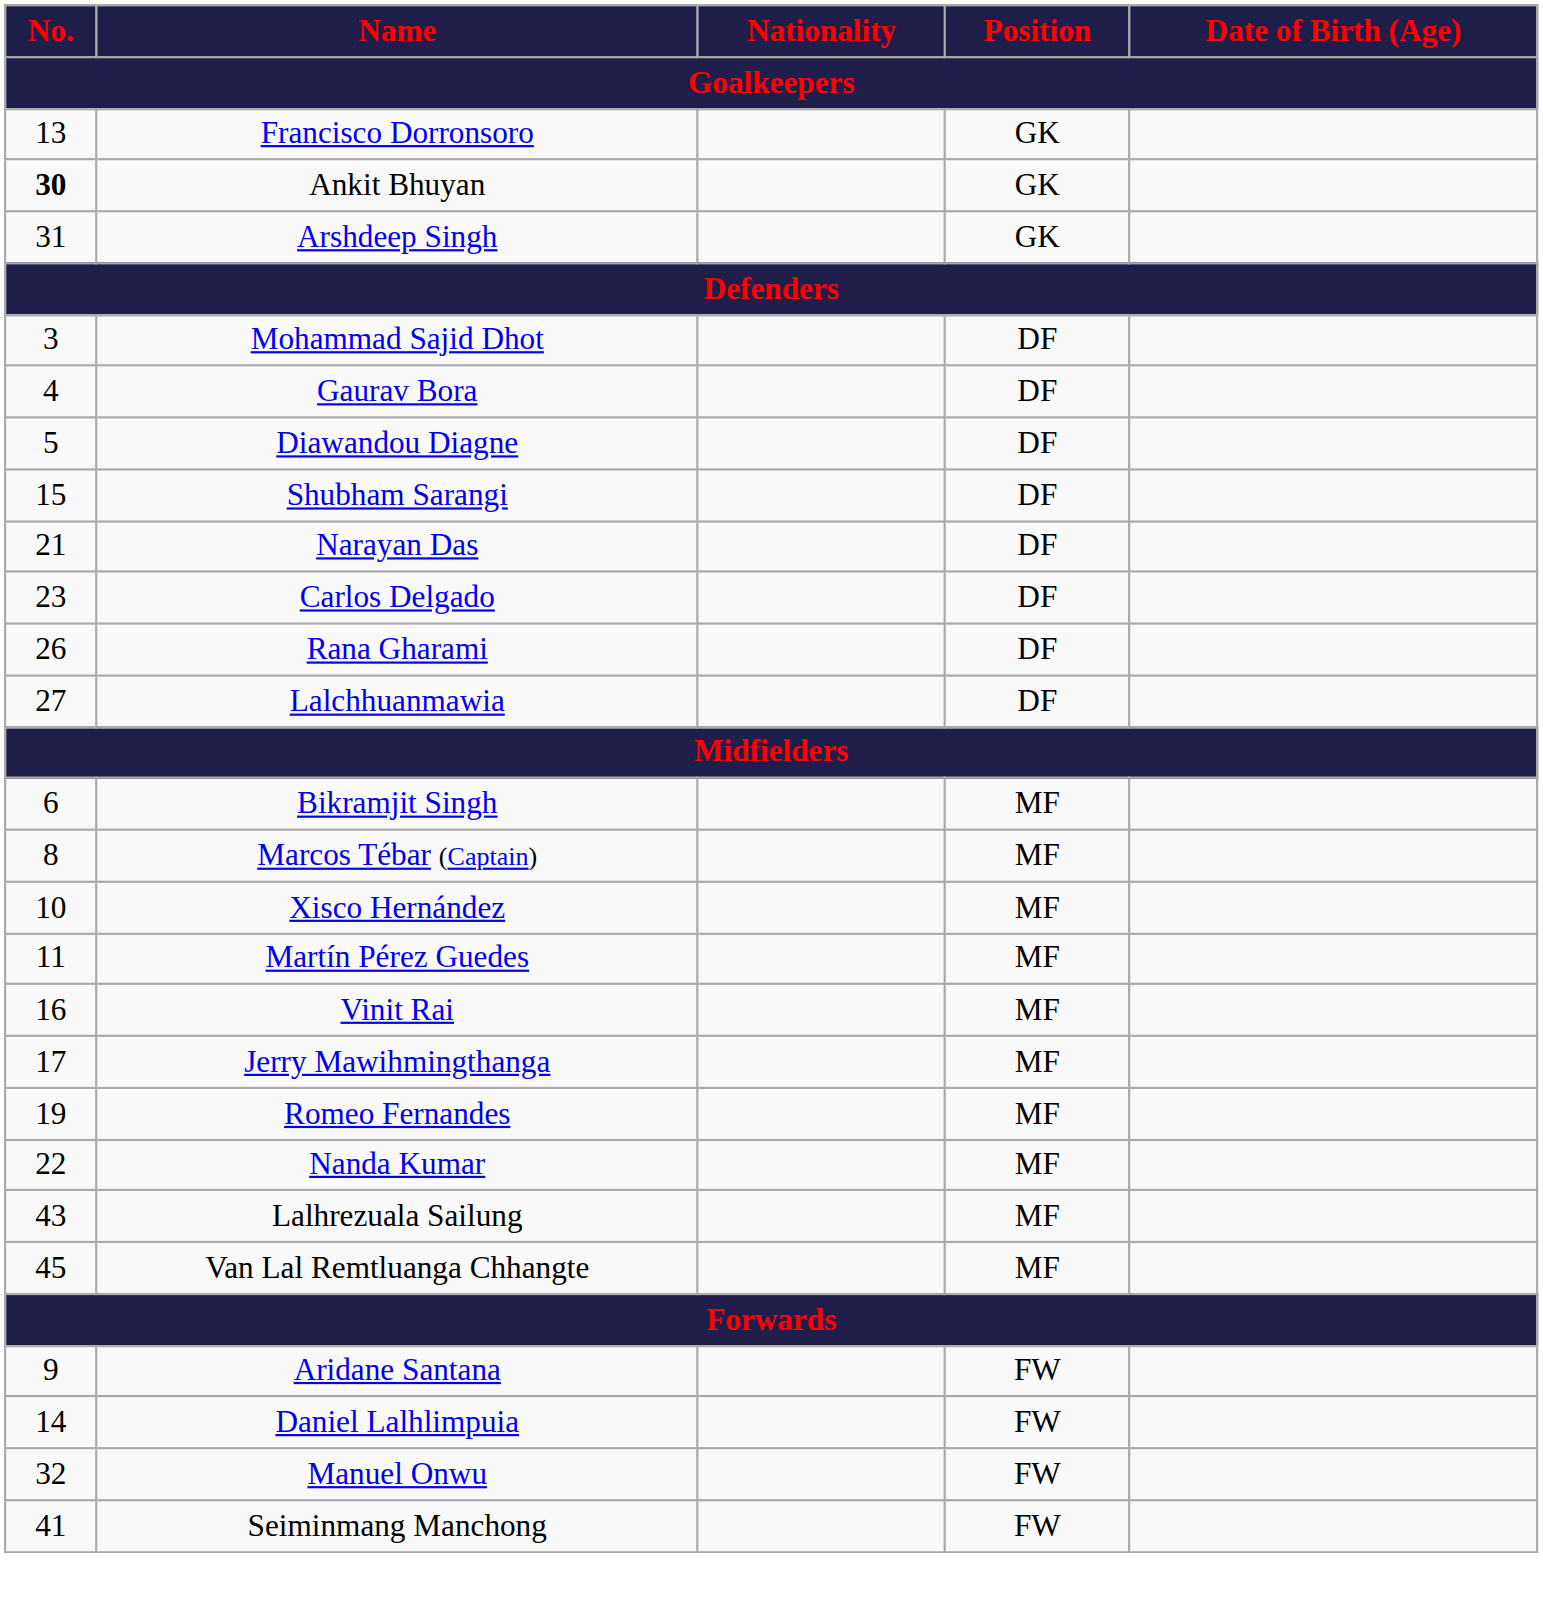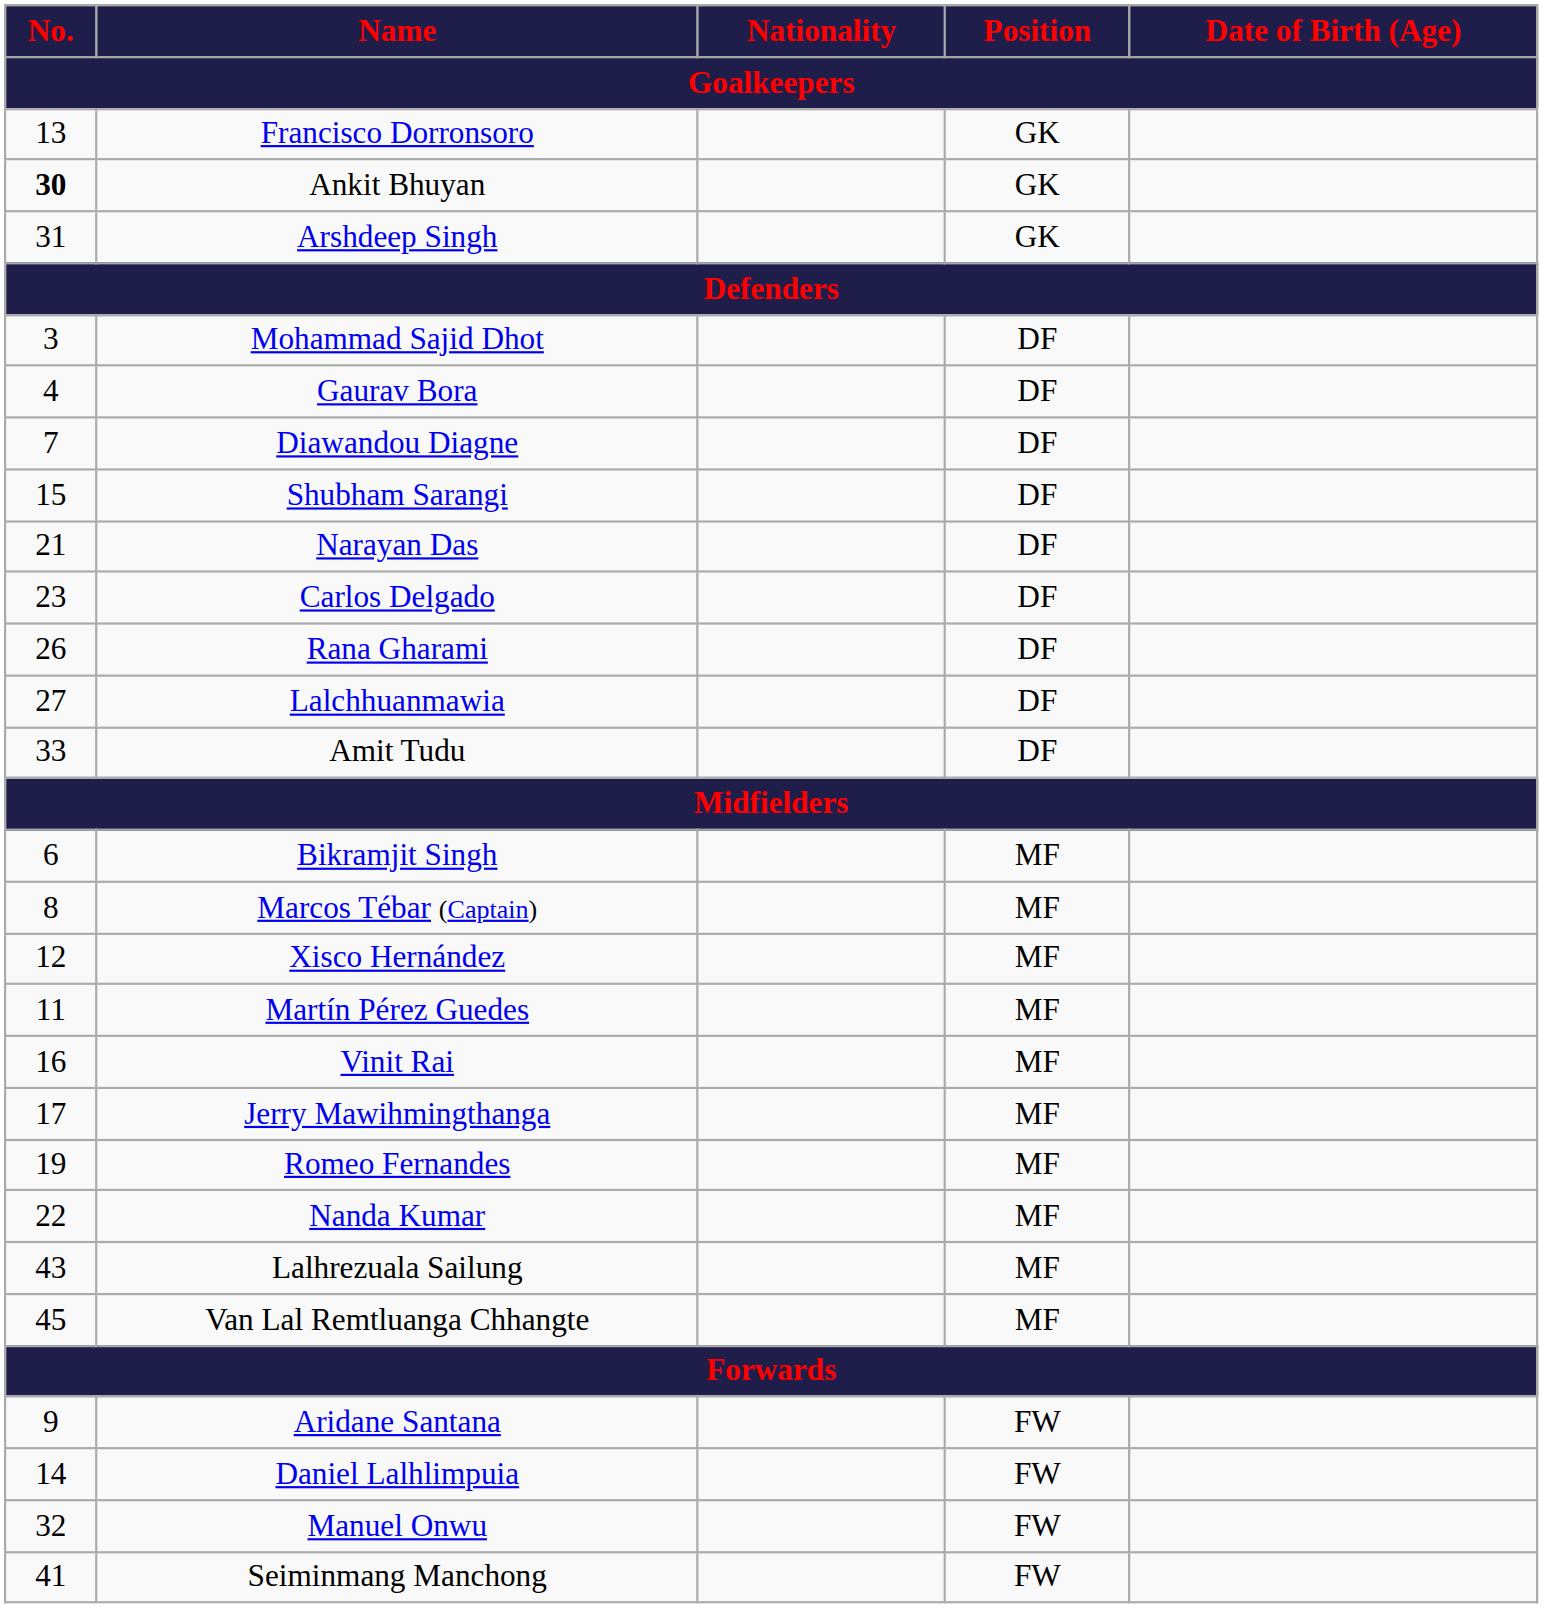(51, 442) 5 -> (51, 442) 7
+ row: (397, 752)
(51, 906) 10 -> (51, 958) 12
